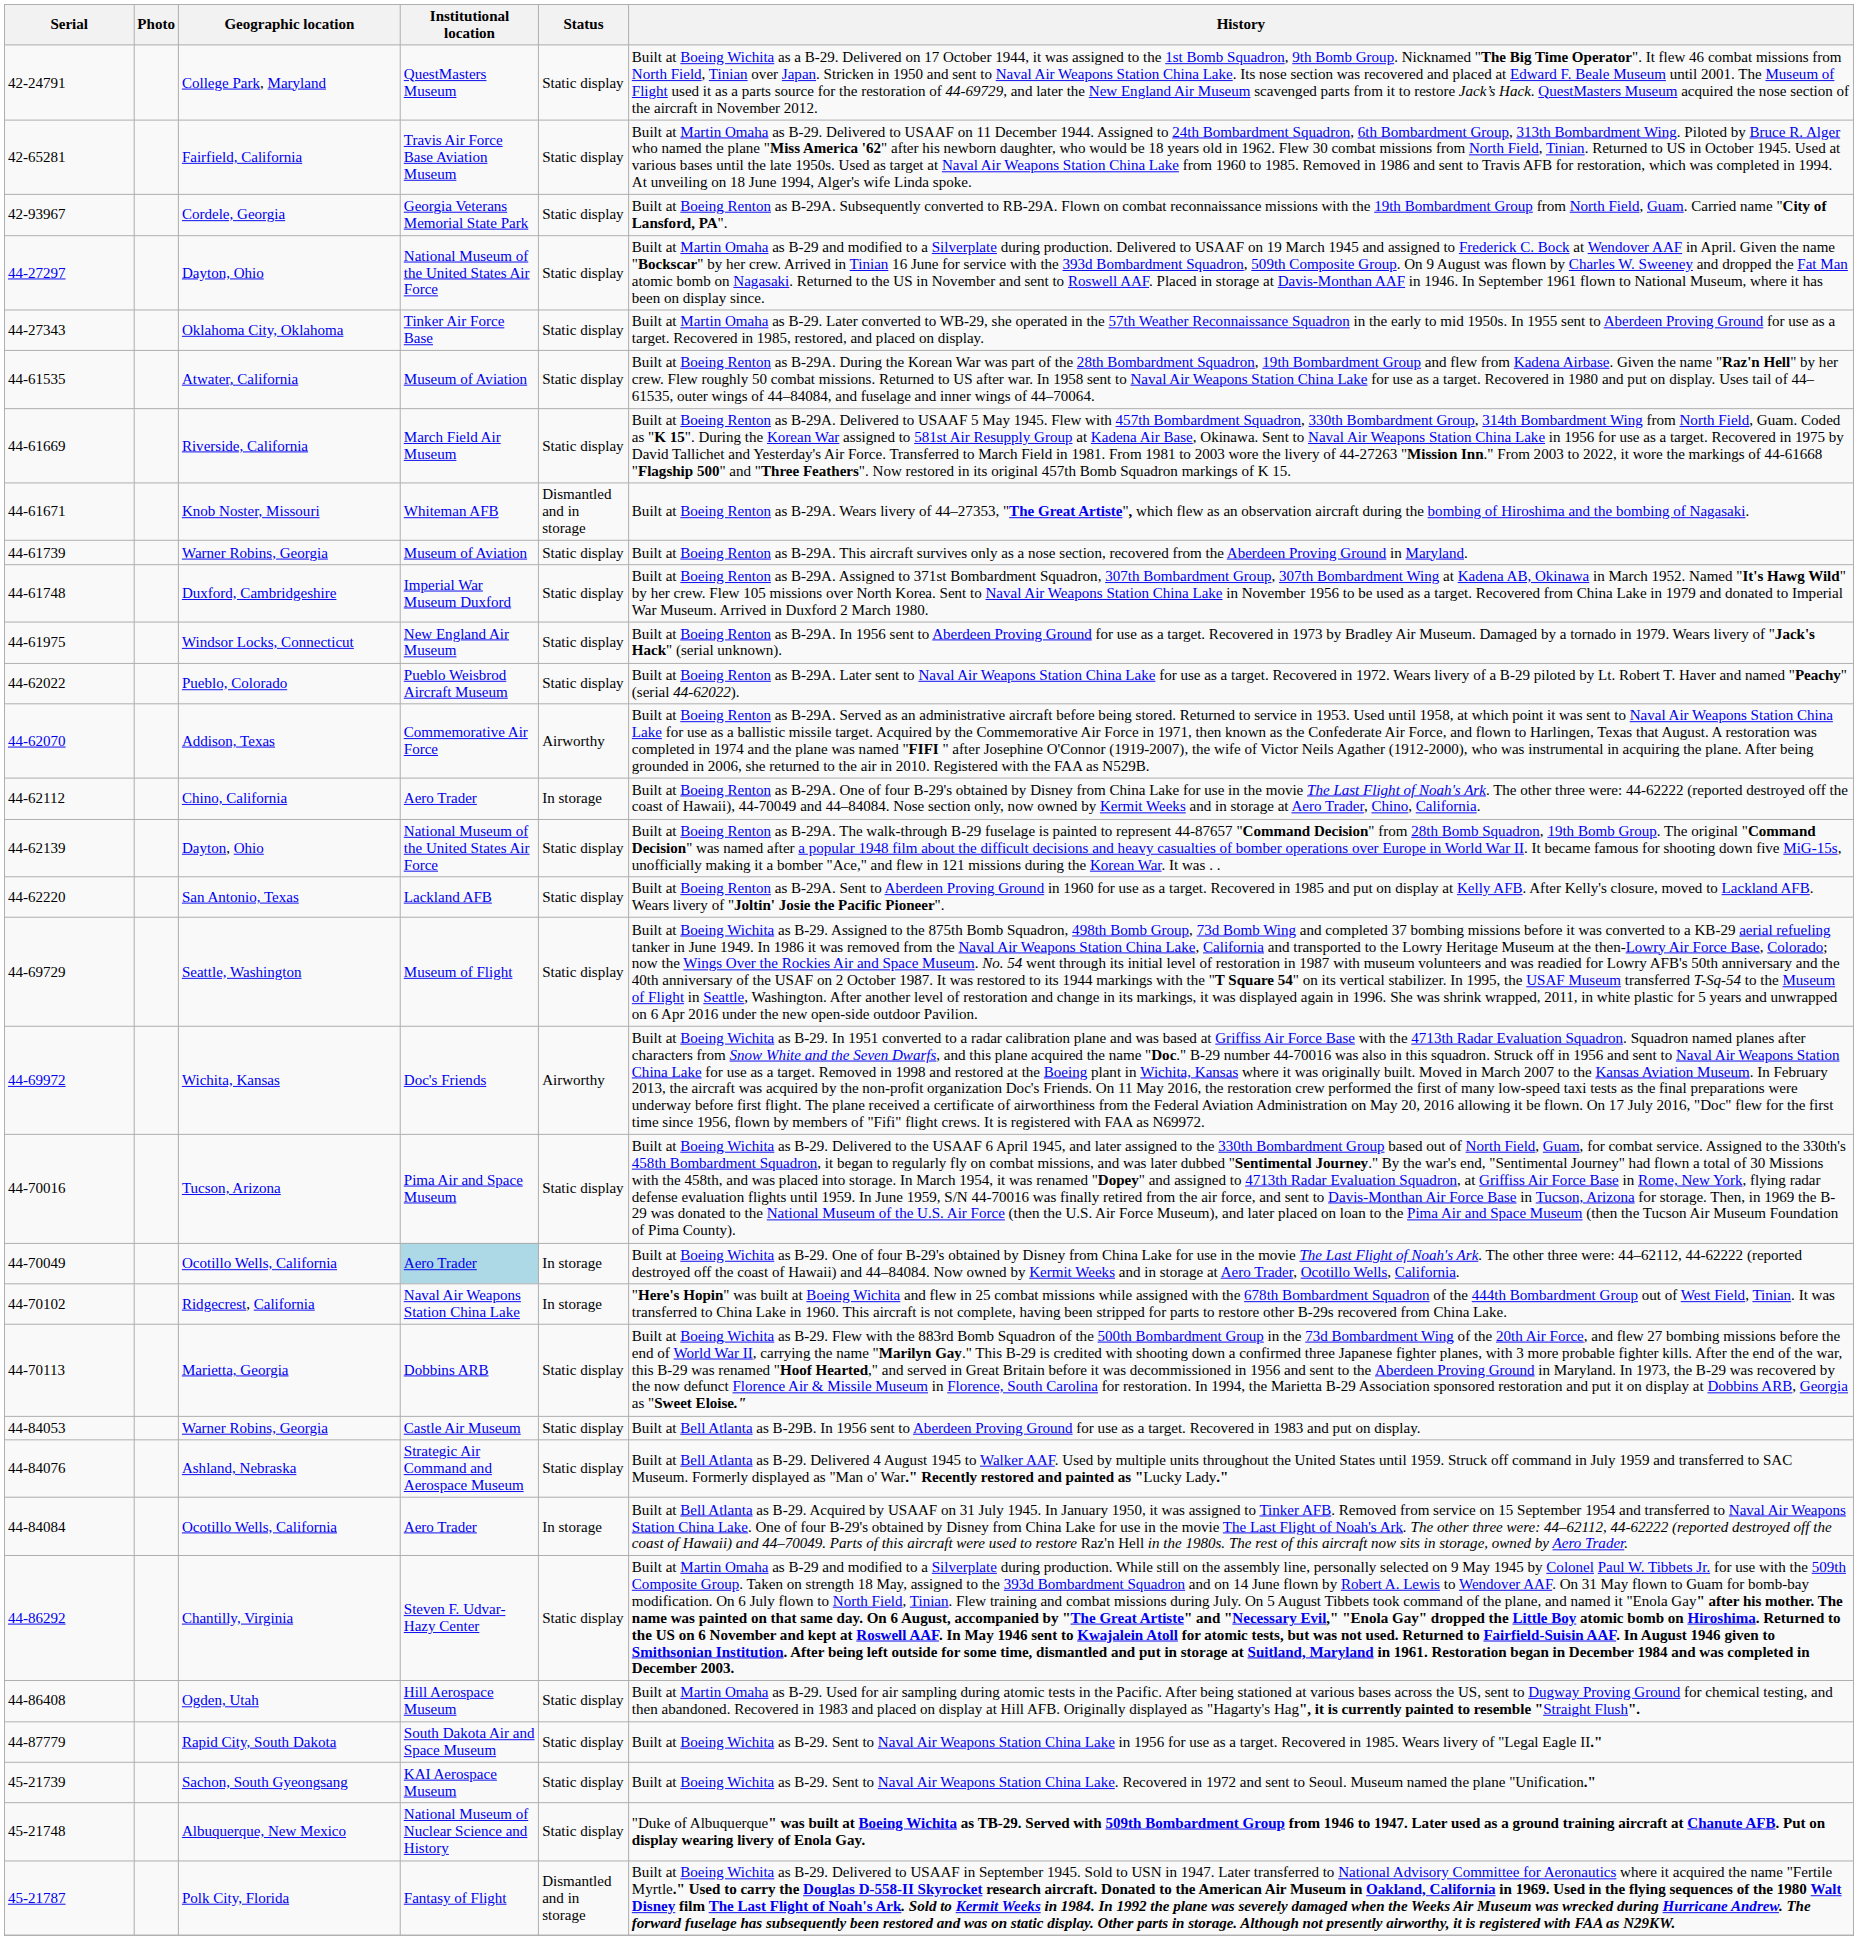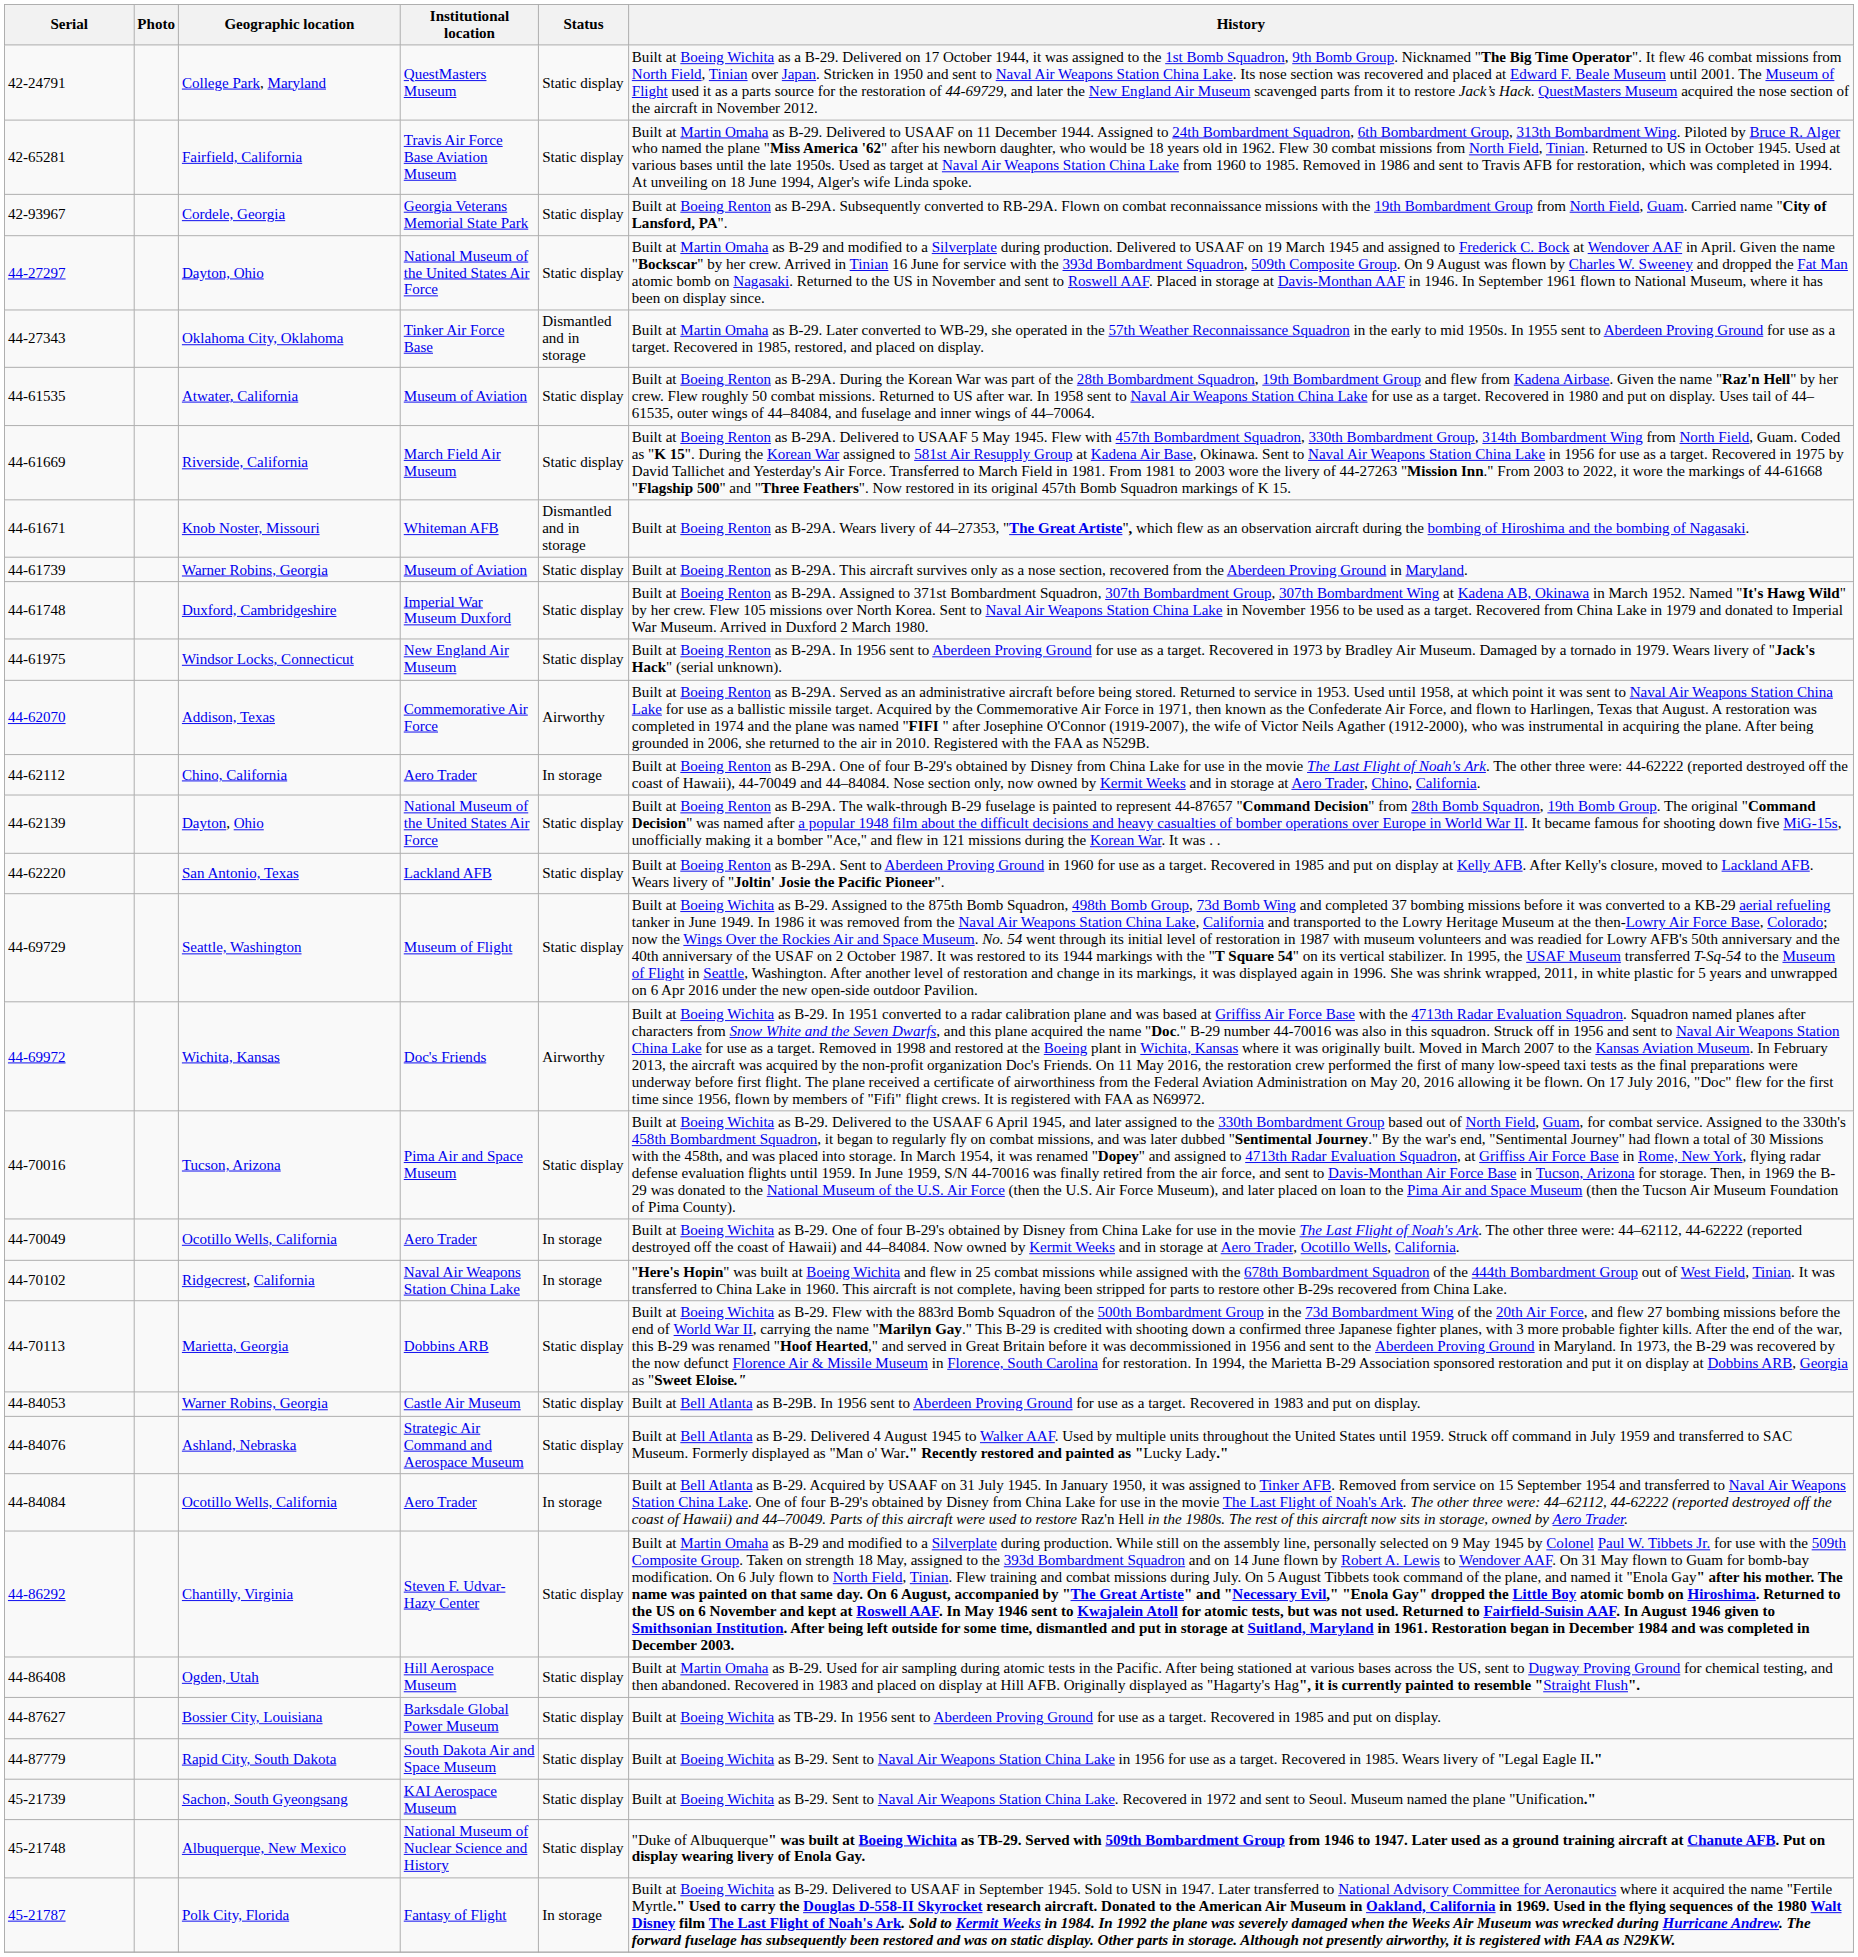(583, 330) Static display -> (577, 338) Dismantled and in storage
- row: (37, 683)
(440, 1263) lightblue background -> (440, 1239) no background
+ row: (37, 1717)
(577, 1897) Dismantled and in storage -> (572, 1914) In storage
